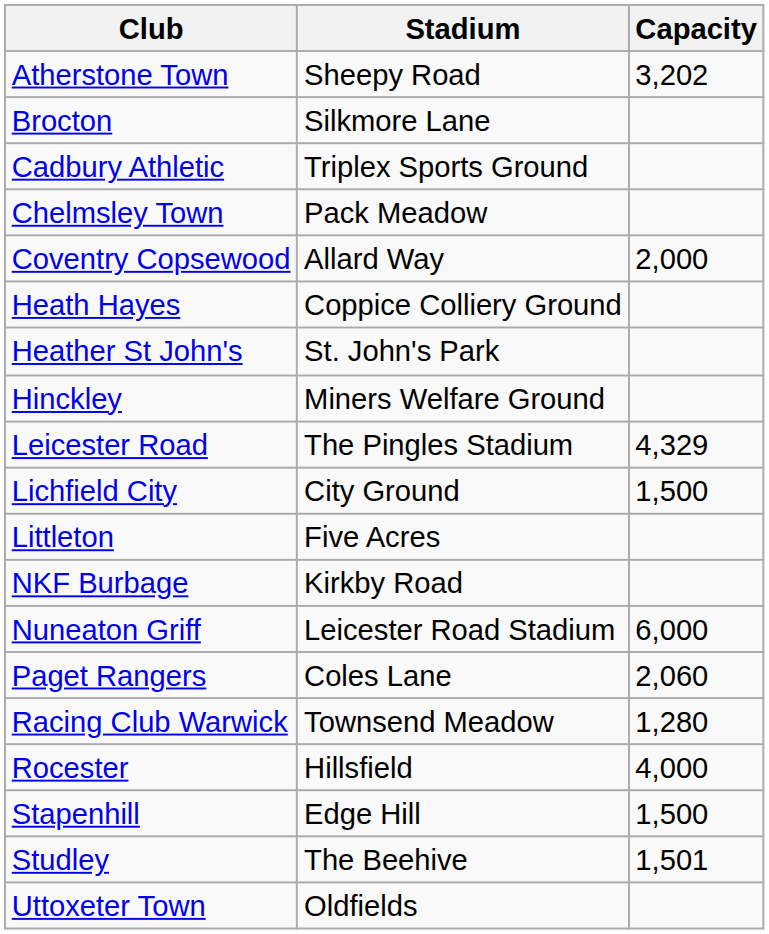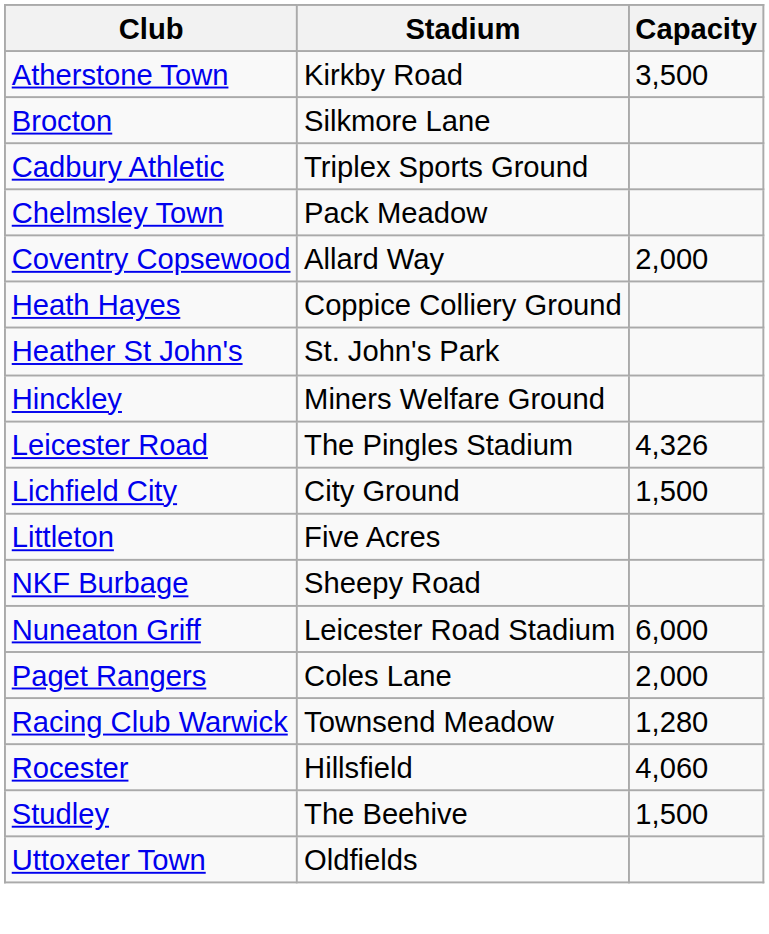(392, 74) Sheepy Road -> (384, 74) Kirkby Road
(672, 74) 3,202 -> (672, 74) 3,500
(672, 444) 4,329 -> (672, 444) 4,326
(384, 583) Kirkby Road -> (392, 583) Sheepy Road
(672, 675) 2,060 -> (672, 675) 2,000
(672, 767) 4,000 -> (672, 767) 4,060
- row: (76, 814)
(672, 860) 1,501 -> (672, 814) 1,500
